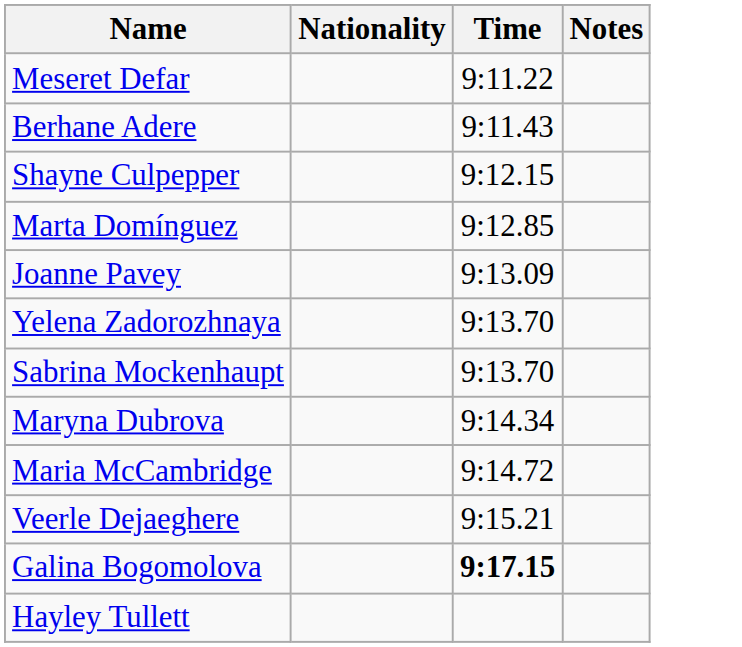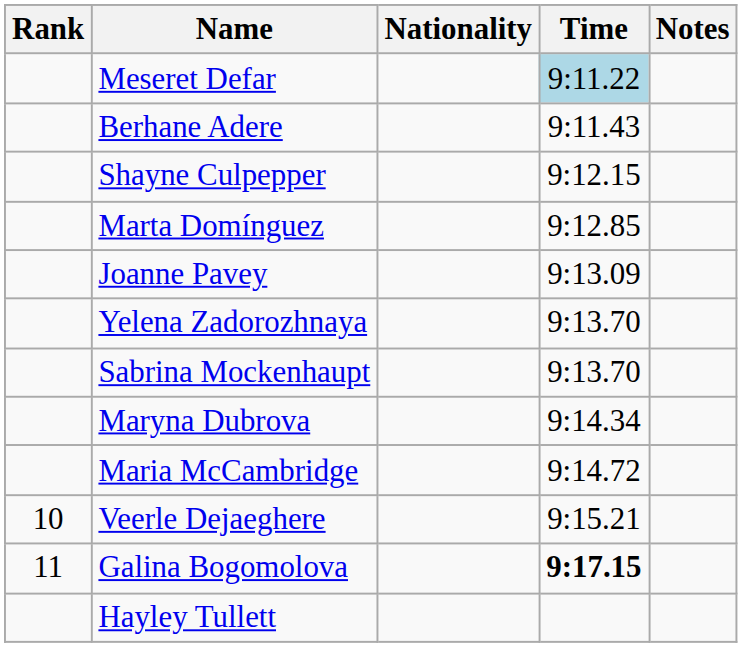+ column: (48, 28)
(508, 77) no background -> (594, 77) lightblue background
